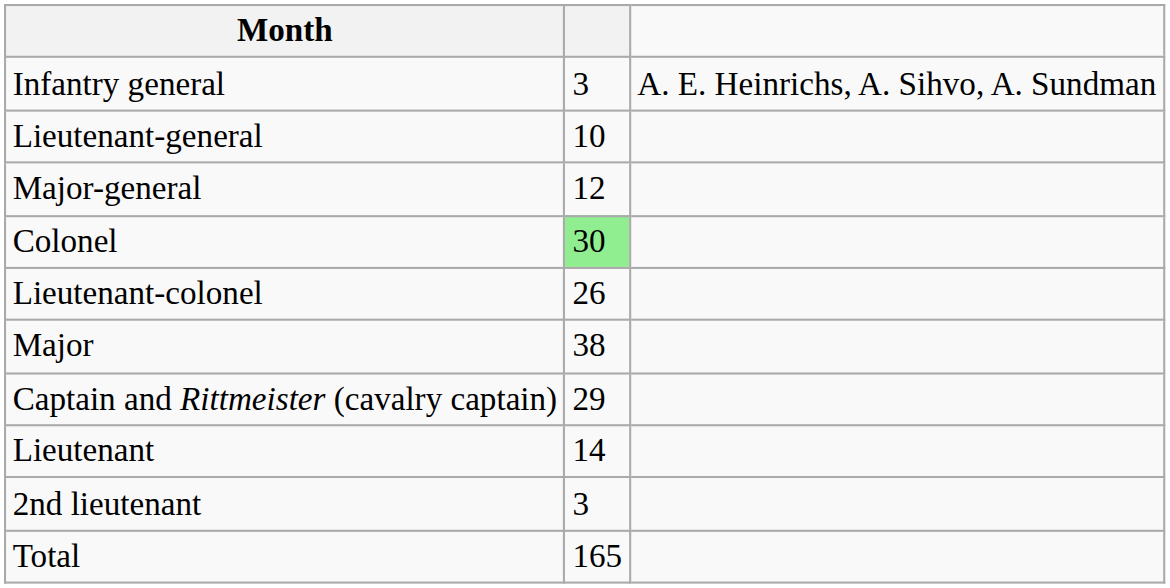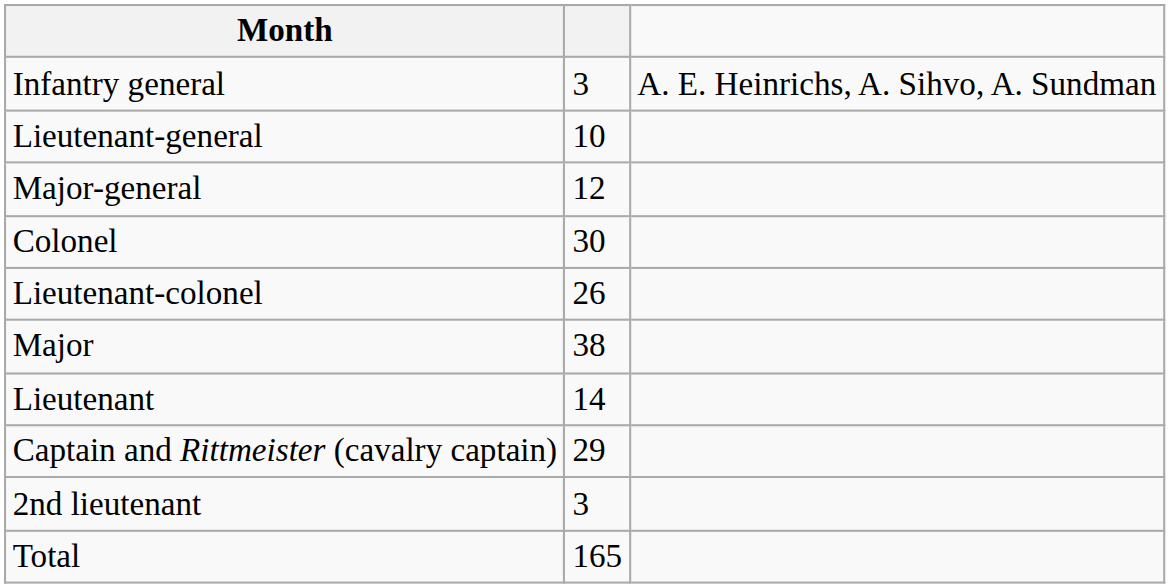(589, 240) lightgreen background -> (589, 240) no background
rows swapped: (285, 398) <-> (83, 450)
